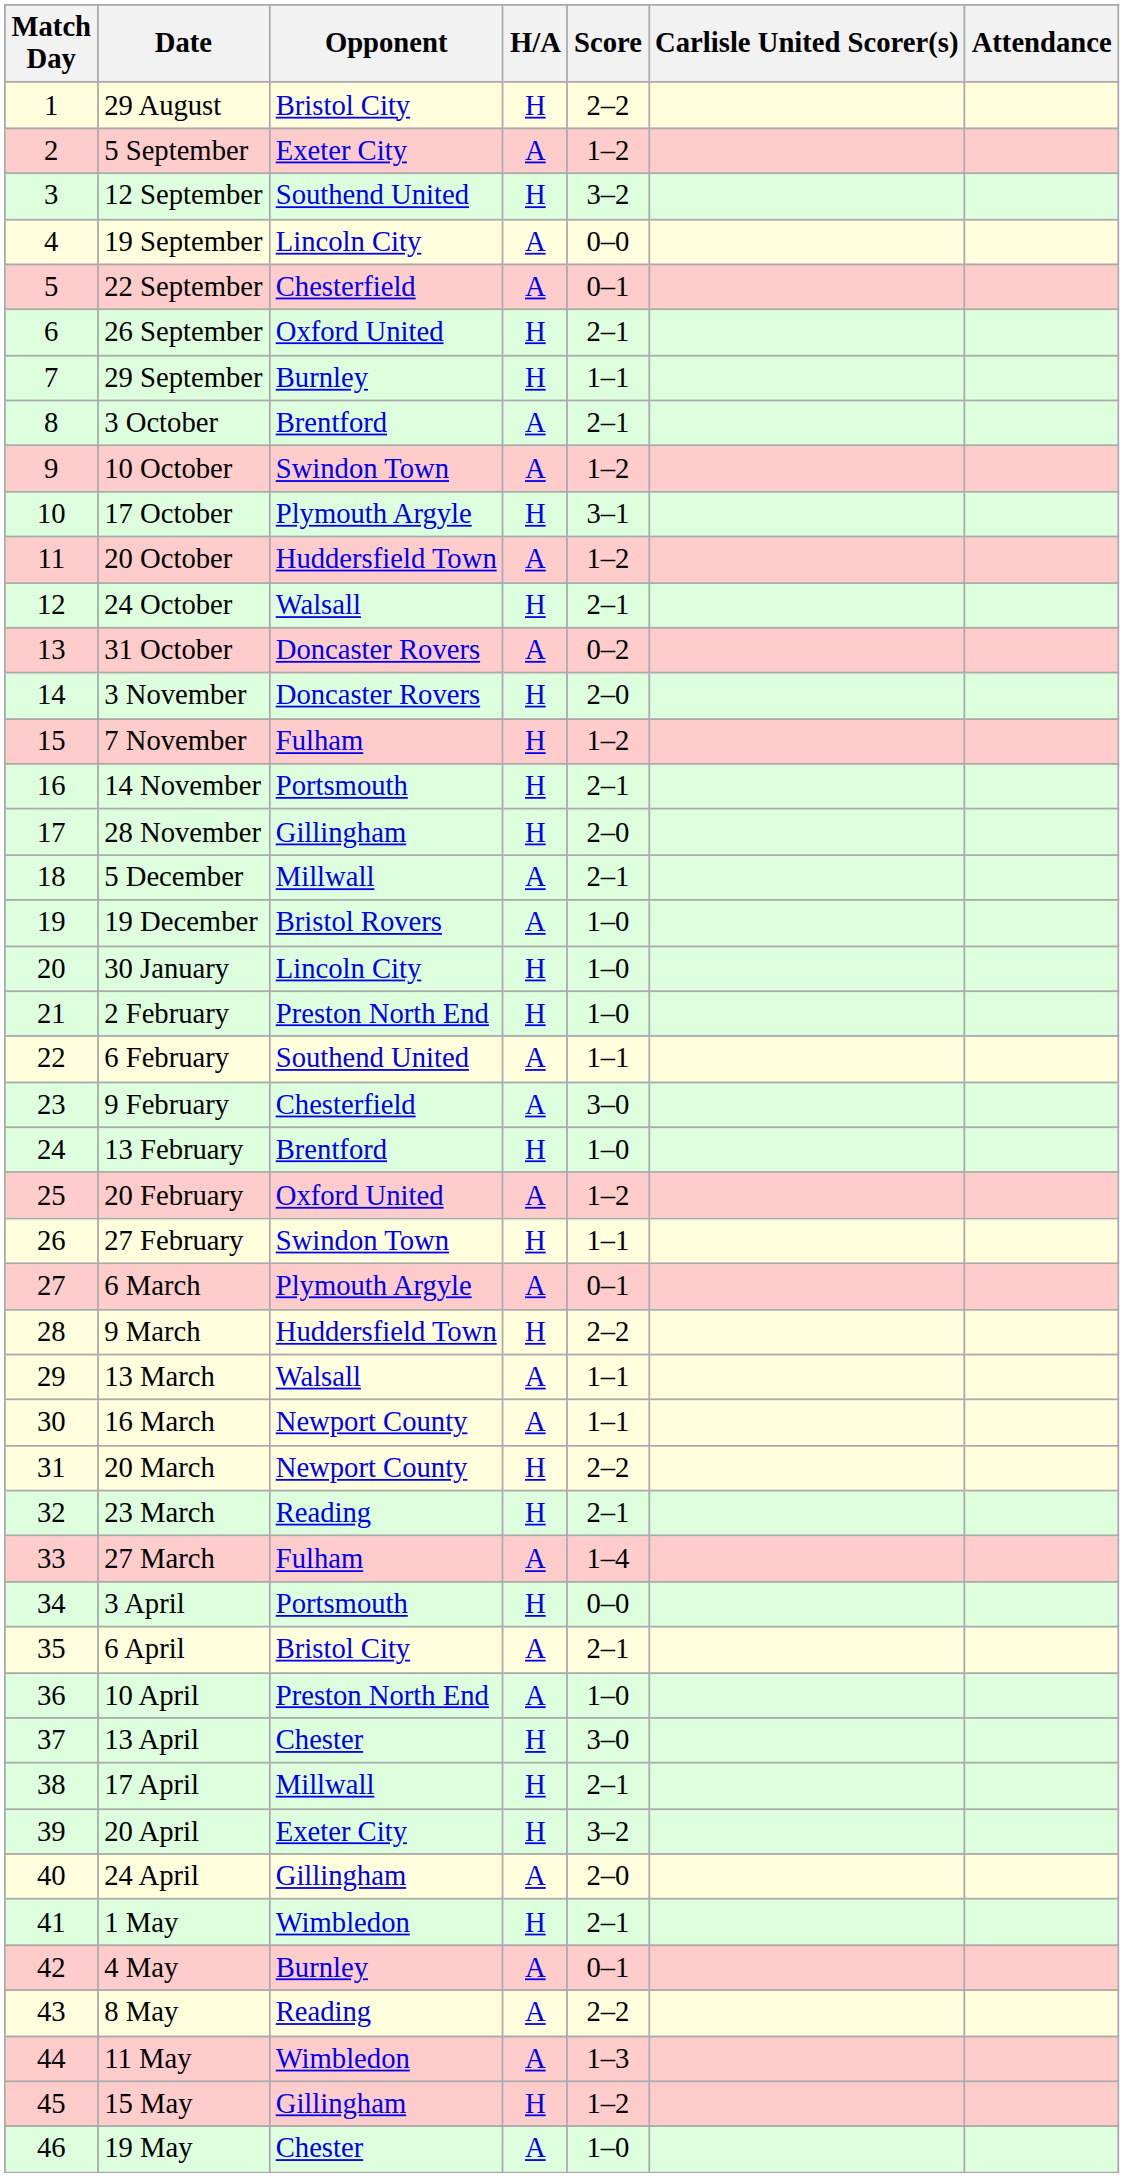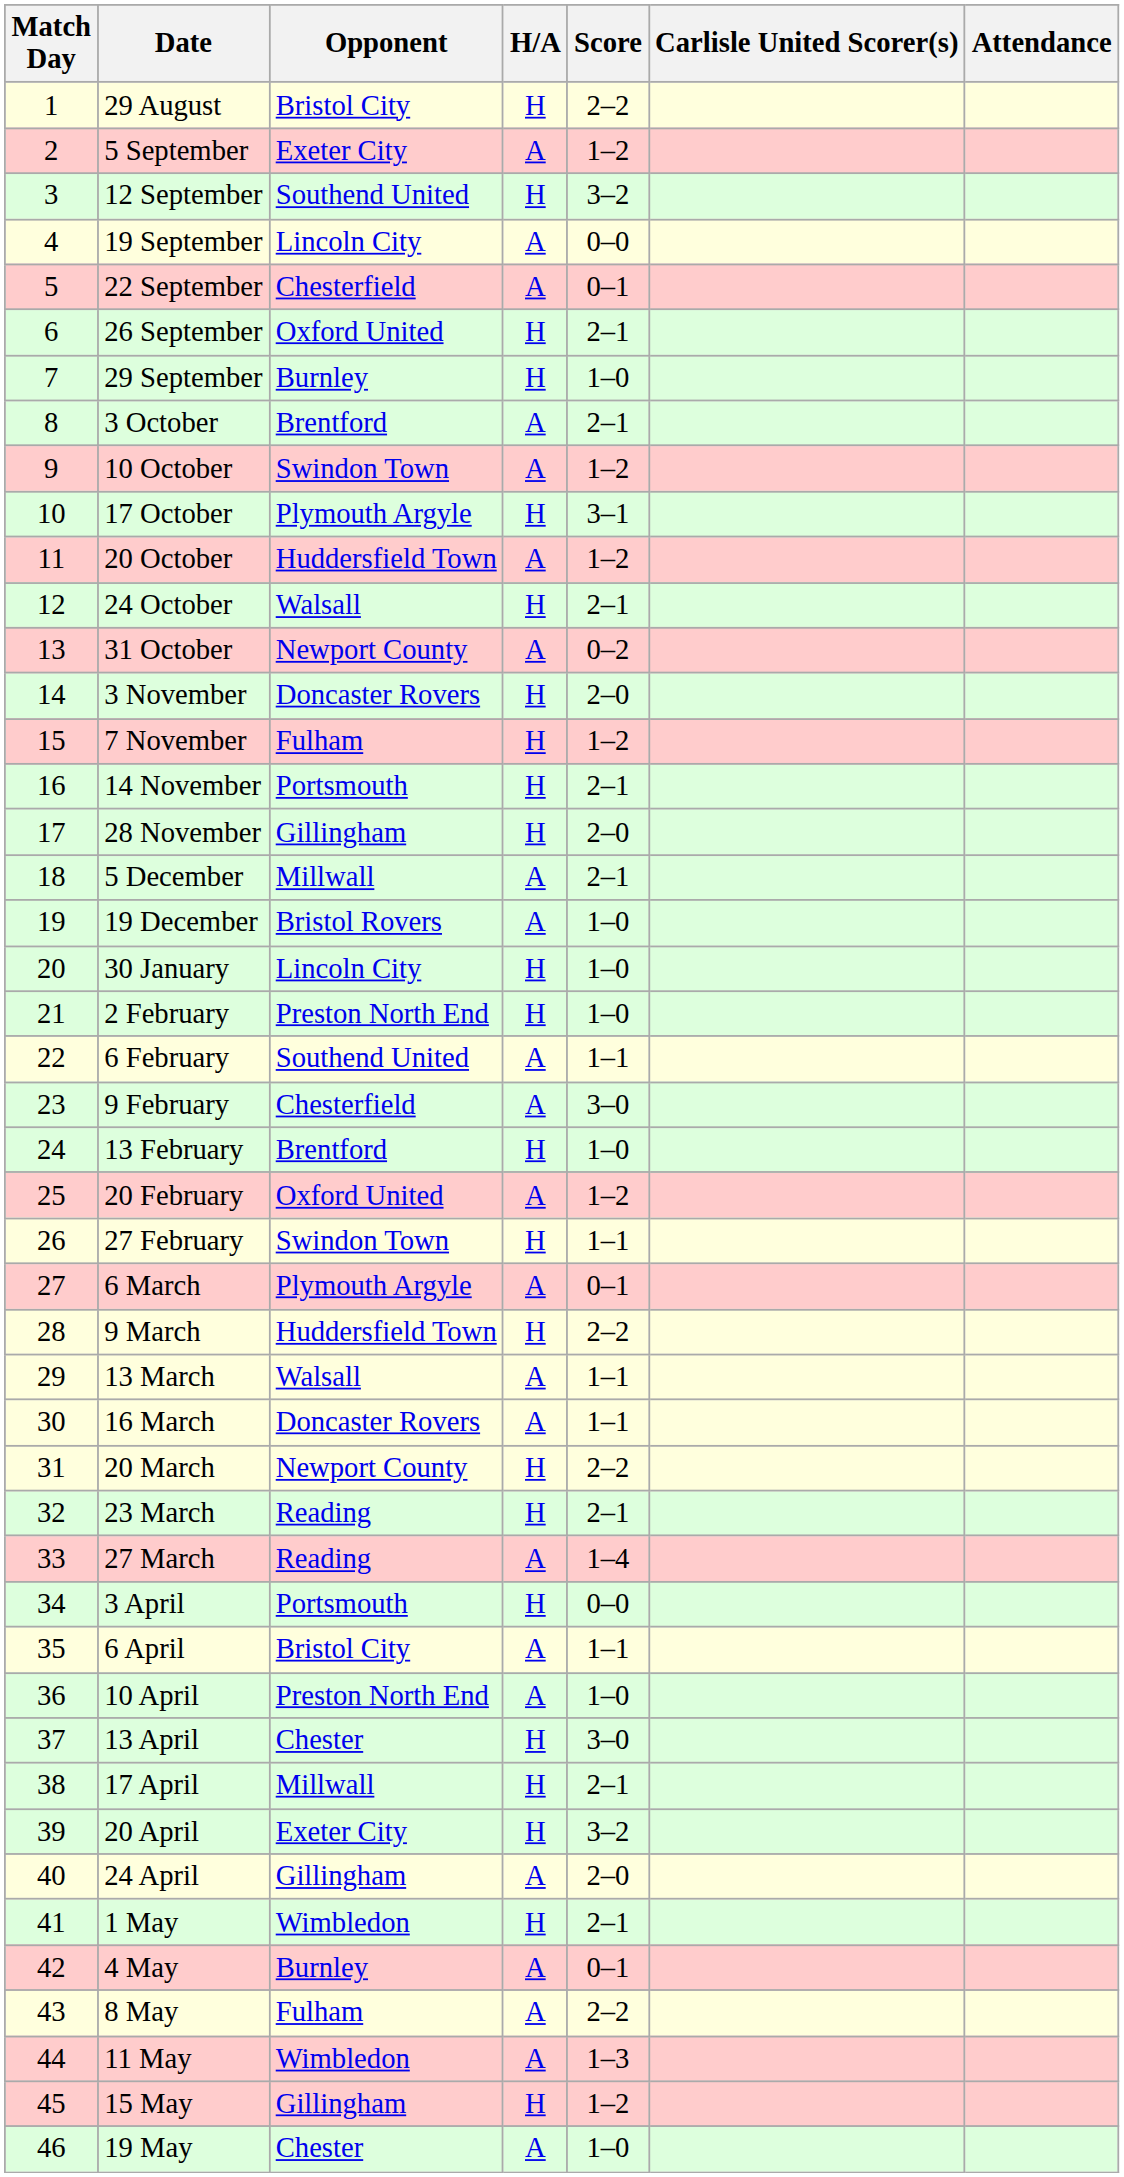(608, 377) 1–1 -> (608, 377) 1–0
(378, 649) Doncaster Rovers -> (372, 649) Newport County
(372, 1422) Newport County -> (378, 1422) Doncaster Rovers
(319, 1558) Fulham -> (323, 1558) Reading
(608, 1649) 2–1 -> (608, 1649) 1–1
(323, 2012) Reading -> (319, 2012) Fulham
